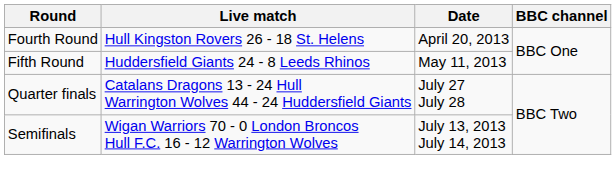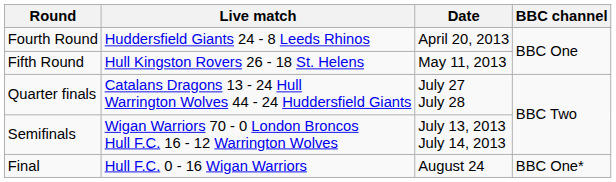(234, 39) Hull Kingston Rovers 26 - 18 St. Helens -> (237, 39) Huddersfield Giants 24 - 8 Leeds Rhinos
(237, 62) Huddersfield Giants 24 - 8 Leeds Rhinos -> (234, 62) Hull Kingston Rovers 26 - 18 St. Helens
+ row: (24, 166)
